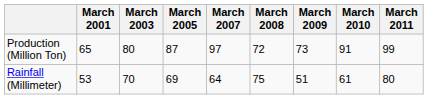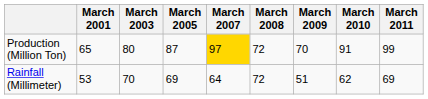(215, 49) no background -> (215, 49) gold background
(302, 49) 73 -> (302, 49) 70
(259, 79) 75 -> (259, 79) 72
(345, 79) 61 -> (345, 79) 62
(389, 79) 80 -> (389, 79) 69
